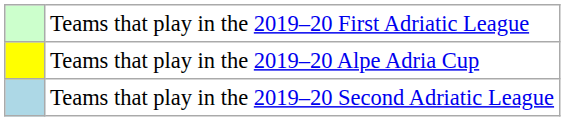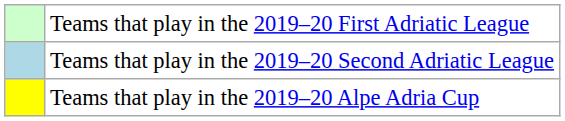rows swapped: (302, 97) <-> (265, 60)
